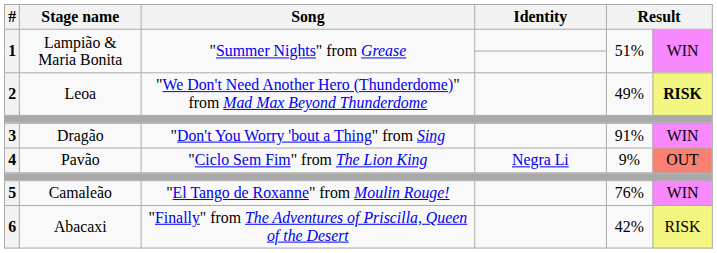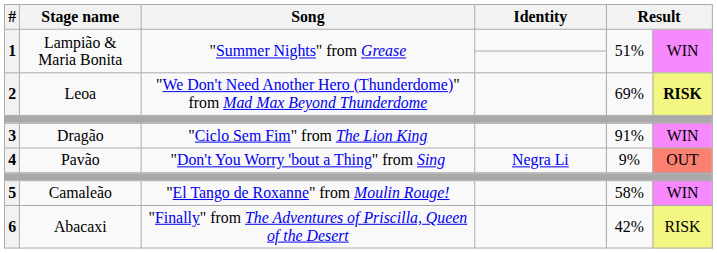(629, 94) 49% -> (629, 94) 69%
(308, 135) "Don't You Worry 'bout a Thing" from Sing -> (308, 135) "Ciclo Sem Fim" from The Lion King
(308, 160) "Ciclo Sem Fim" from The Lion King -> (308, 160) "Don't You Worry 'bout a Thing" from Sing
(629, 192) 76% -> (629, 192) 58%
